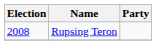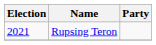(18, 31) 2008 -> (18, 31) 2021
